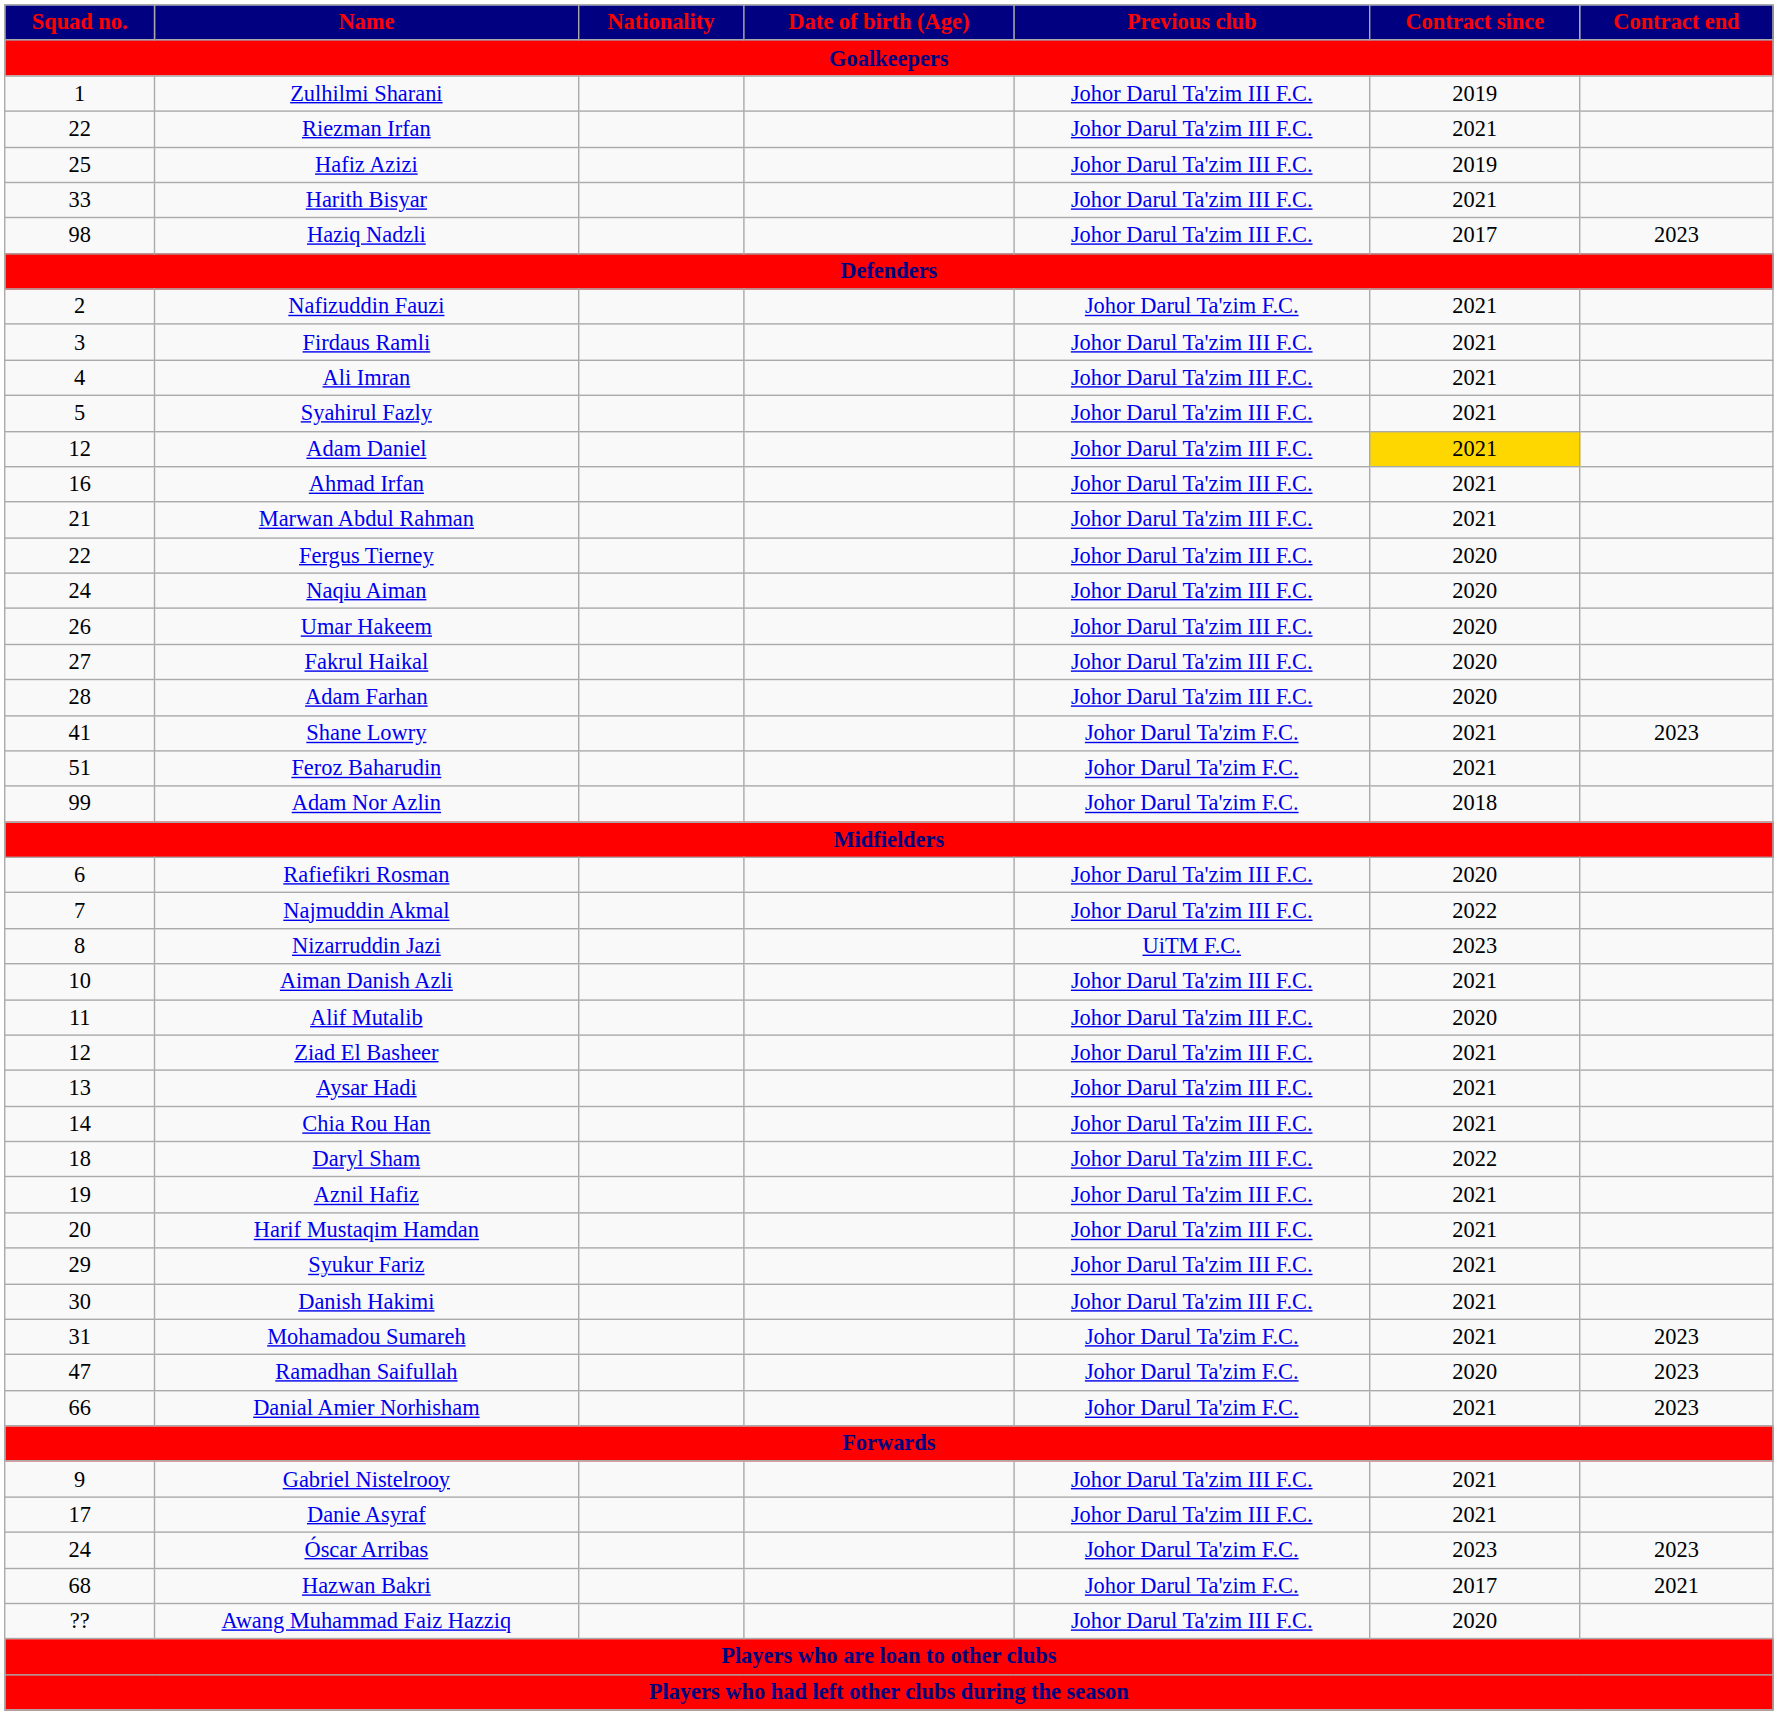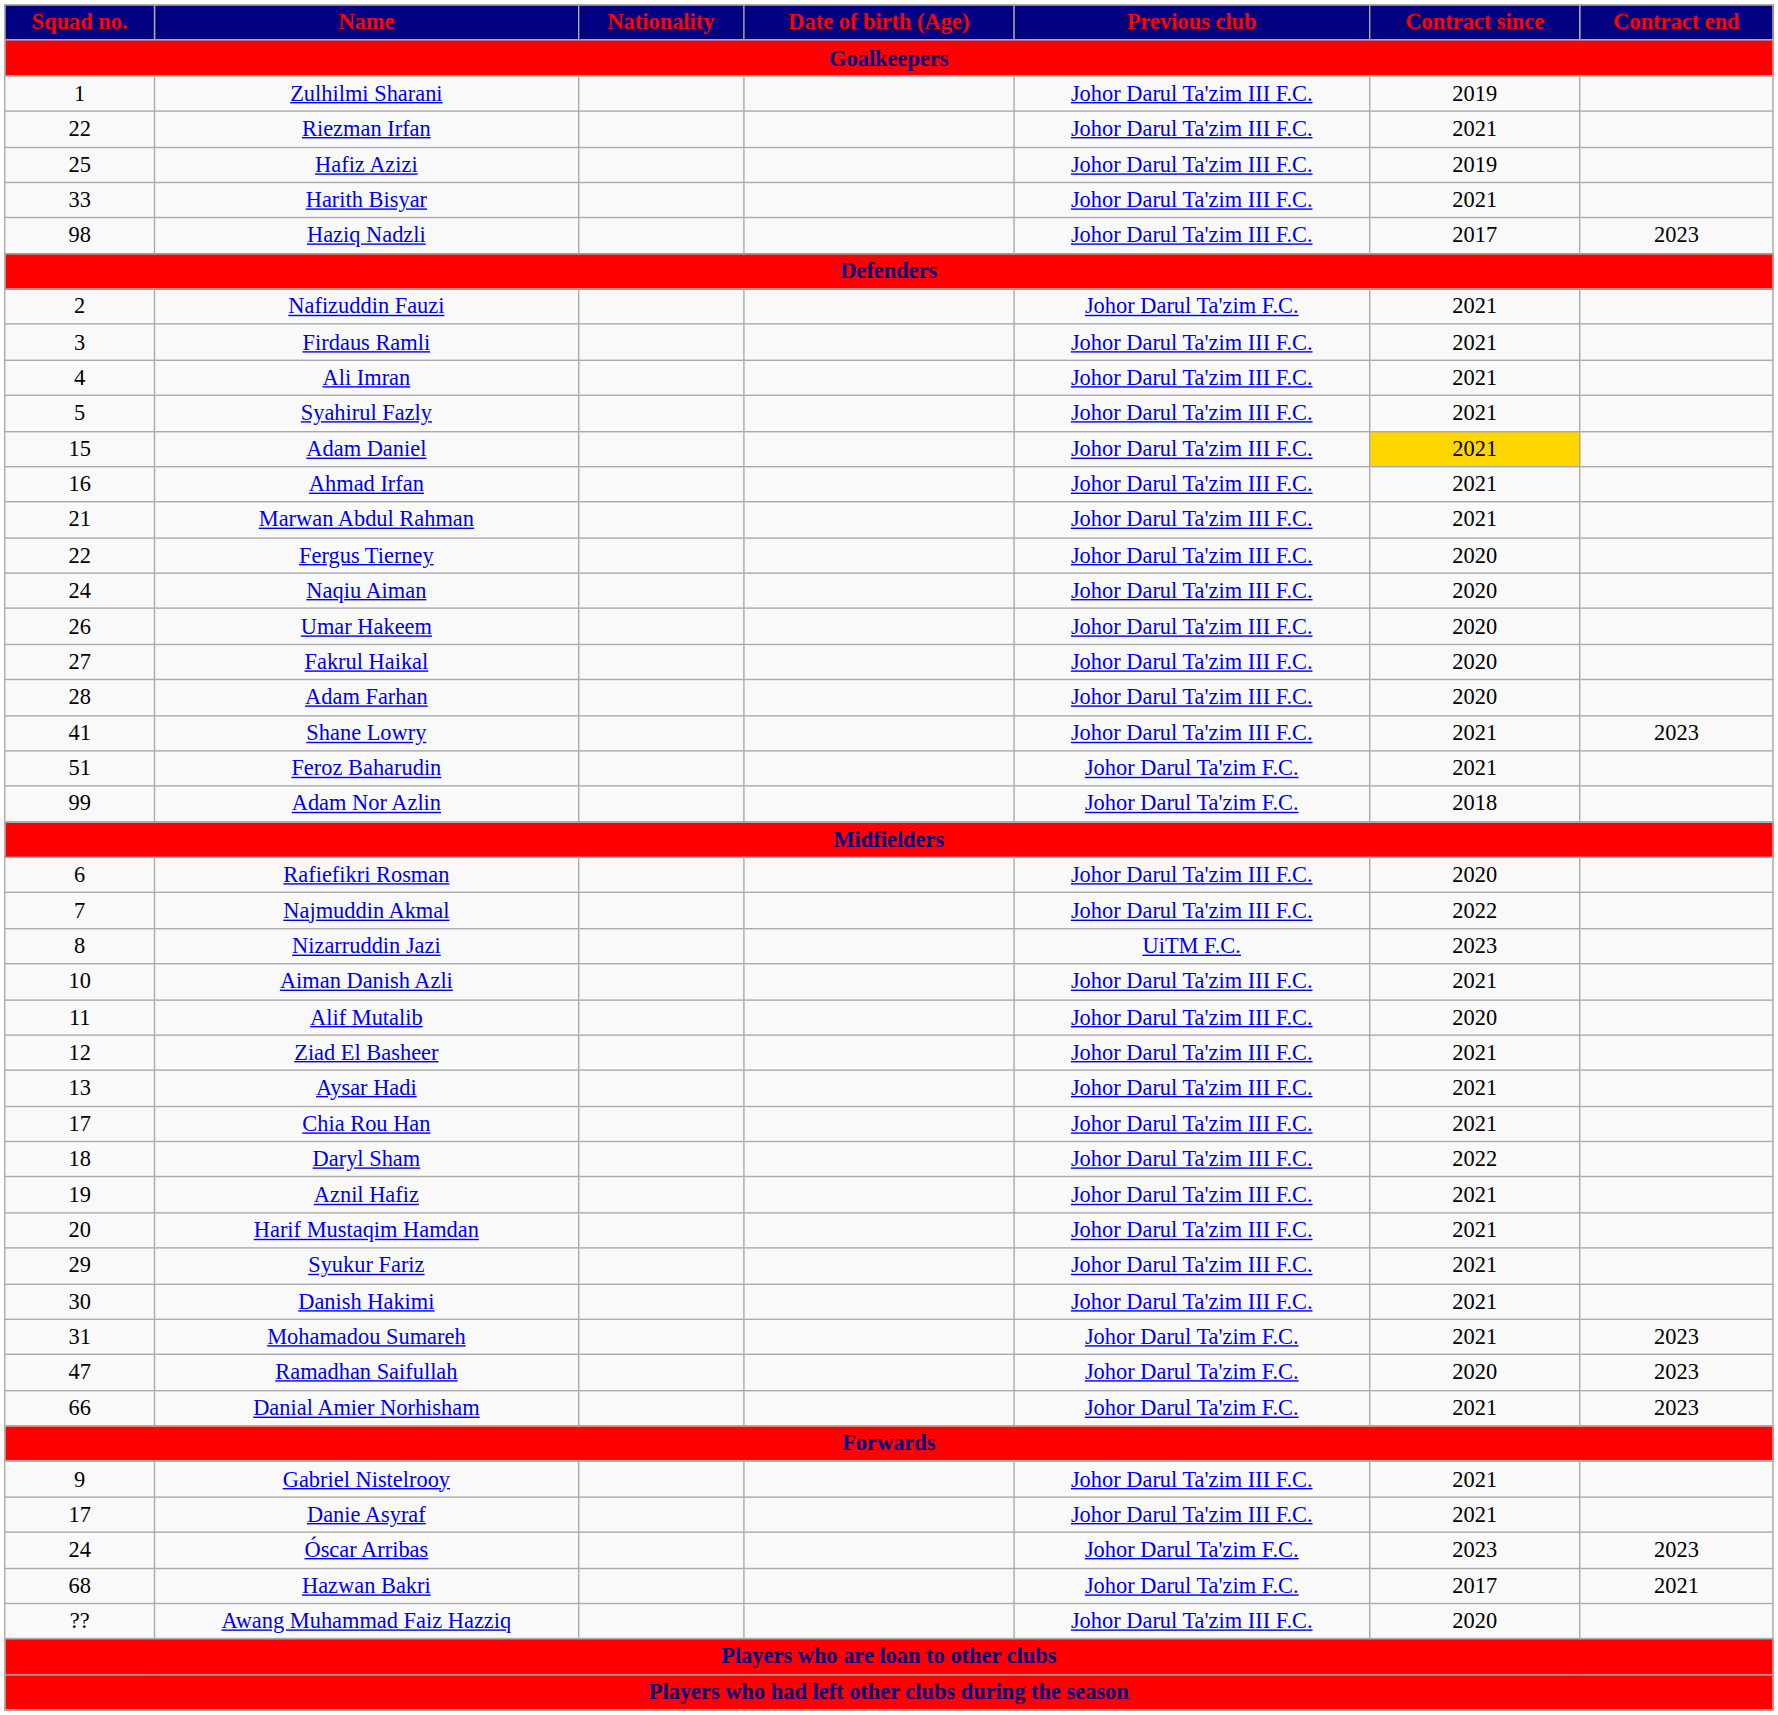(80, 448) 12 -> (80, 448) 15
(1192, 732) Johor Darul Ta'zim F.C. -> (1192, 732) Johor Darul Ta'zim III F.C.
(80, 1123) 14 -> (80, 1123) 17
